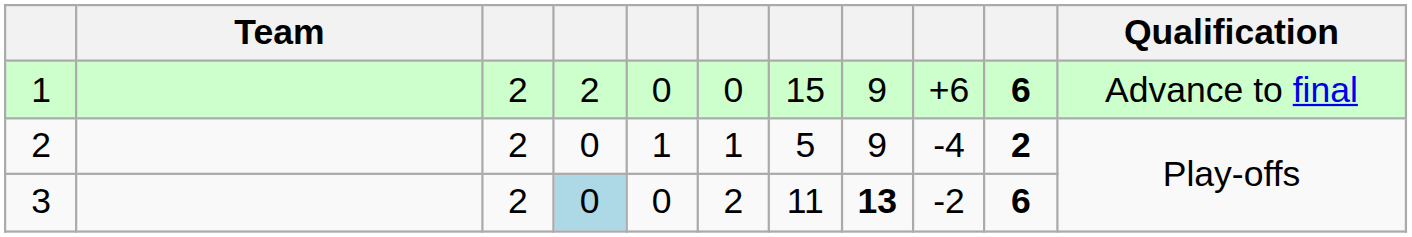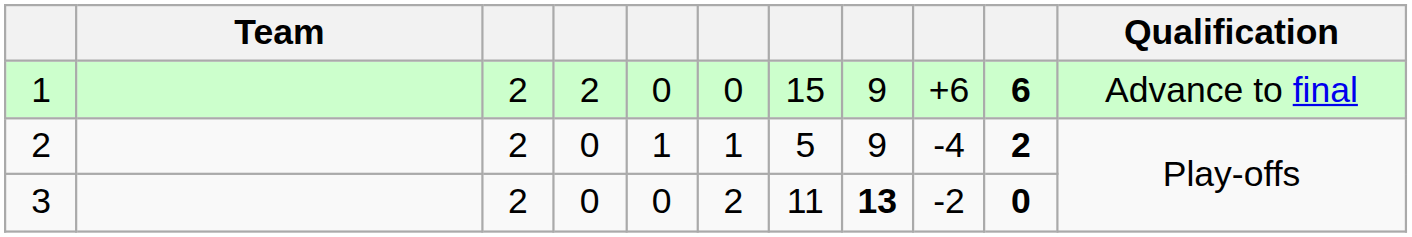(590, 201) lightblue background -> (590, 201) no background
(1021, 201) 6 -> (1021, 201) 0
